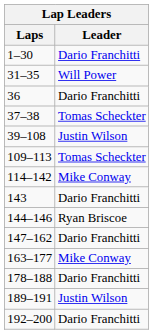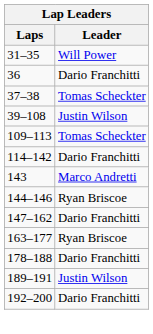- row: (20, 55)
(94, 177) Mike Conway -> (99, 156) Dario Franchitti
(99, 197) Dario Franchitti -> (97, 177) Marco Andretti
(94, 258) Mike Conway -> (92, 237) Ryan Briscoe
